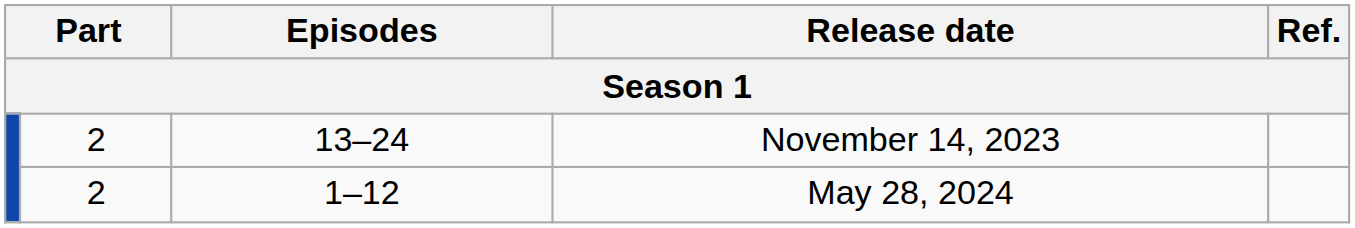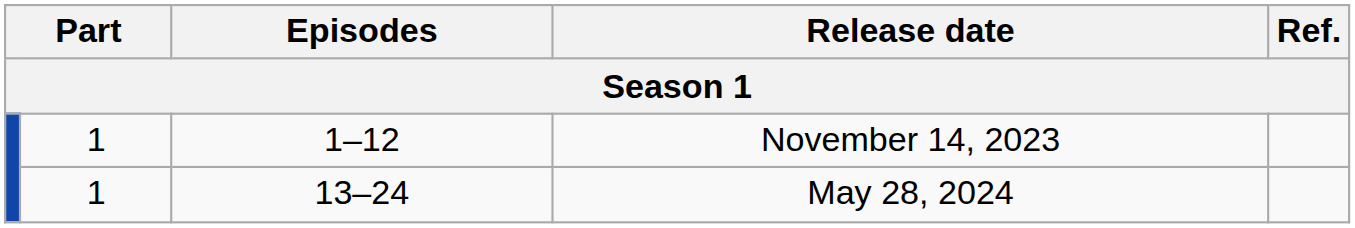(96, 139) 2 -> (96, 139) 1
(362, 139) 13–24 -> (362, 139) 1–12
(96, 193) 2 -> (96, 193) 1
(362, 193) 1–12 -> (362, 193) 13–24
